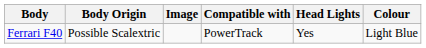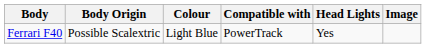columns swapped: (392, 14) <-> (182, 14)
